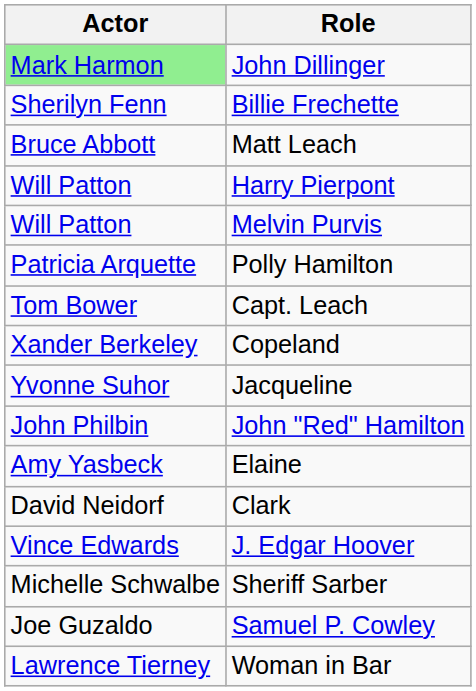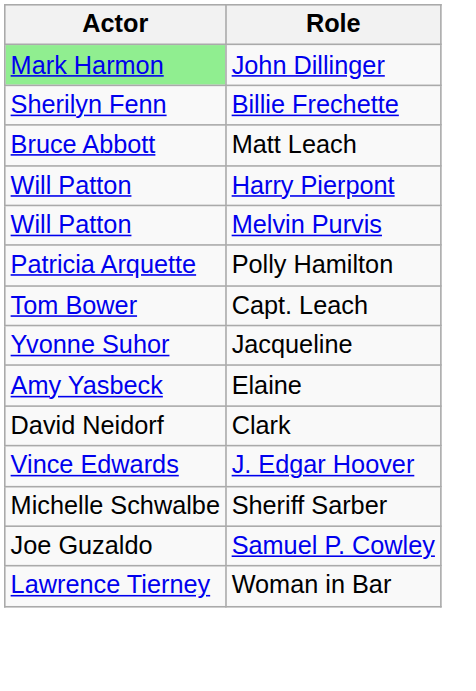- row: (286, 345)
- row: (348, 425)
